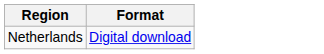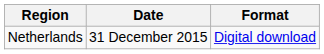+ column: (148, 15)
